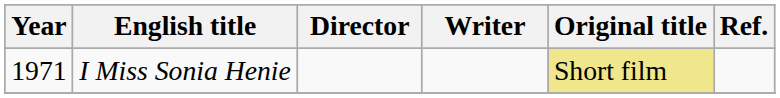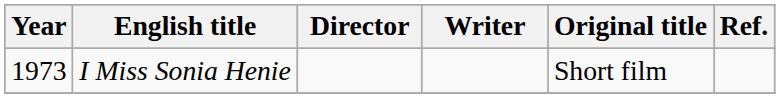(39, 70) 1971 -> (39, 70) 1973
(610, 70) khaki background -> (610, 70) no background
